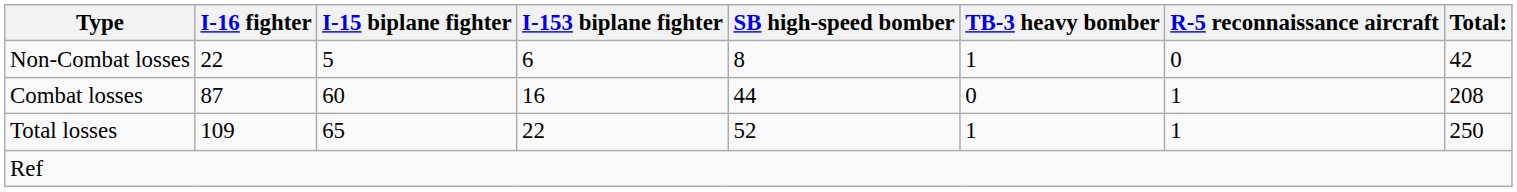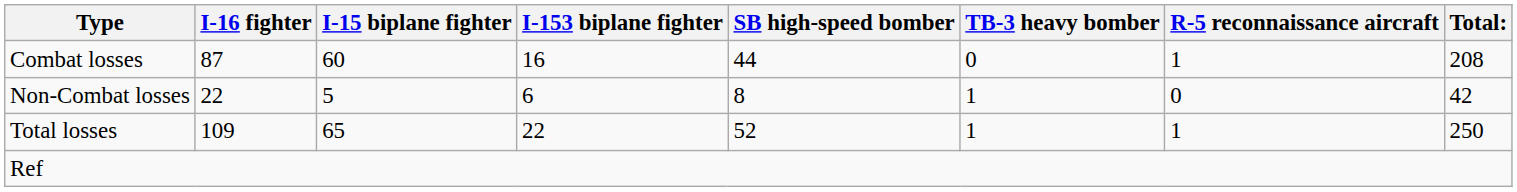rows swapped: (76, 95) <-> (100, 58)
